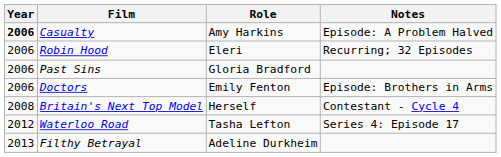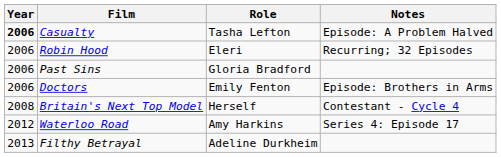(246, 32) Amy Harkins -> (249, 32) Tasha Lefton
(249, 124) Tasha Lefton -> (246, 124) Amy Harkins
